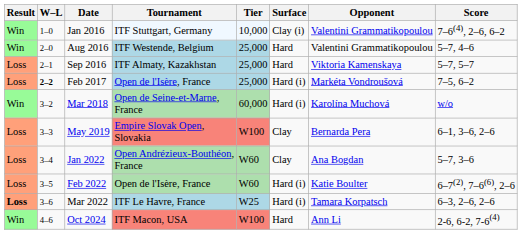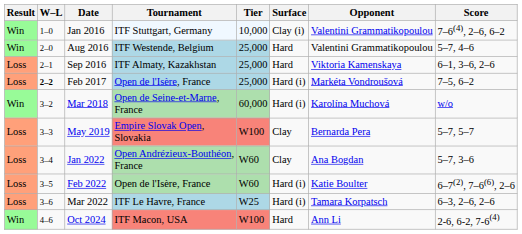(456, 65) 5–7, 5–7 -> (466, 65) 6–1, 3–6, 2–6
(466, 132) 6–1, 3–6, 2–6 -> (456, 132) 5–7, 5–7
(17, 201) bold -> (17, 201) normal
